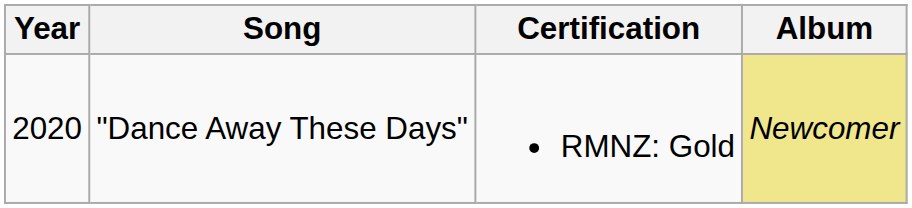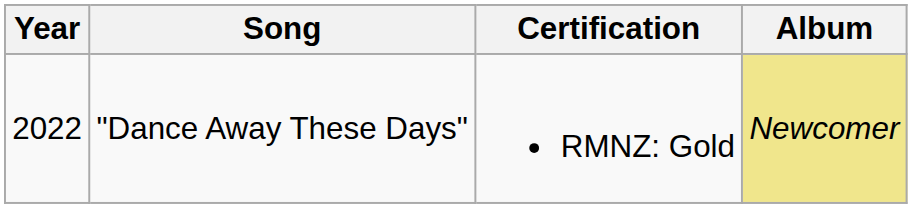(47, 128) 2020 -> (47, 128) 2022
